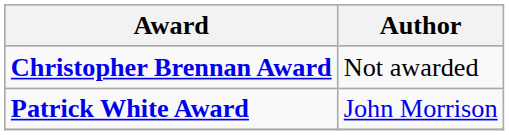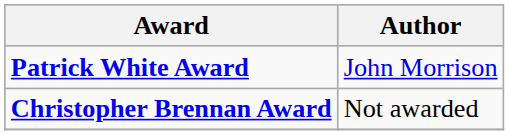rows swapped: (171, 66) <-> (130, 108)
